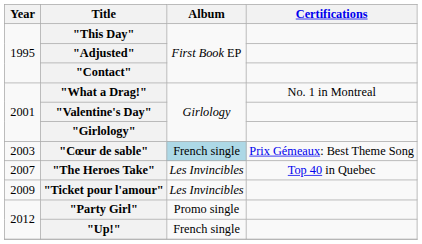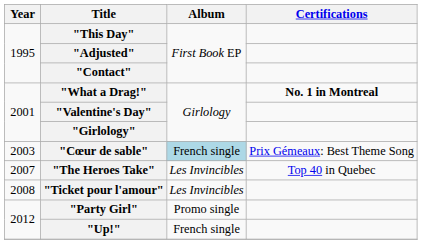(332, 92) normal -> (332, 92) bold
(23, 190) 2009 -> (23, 190) 2008
